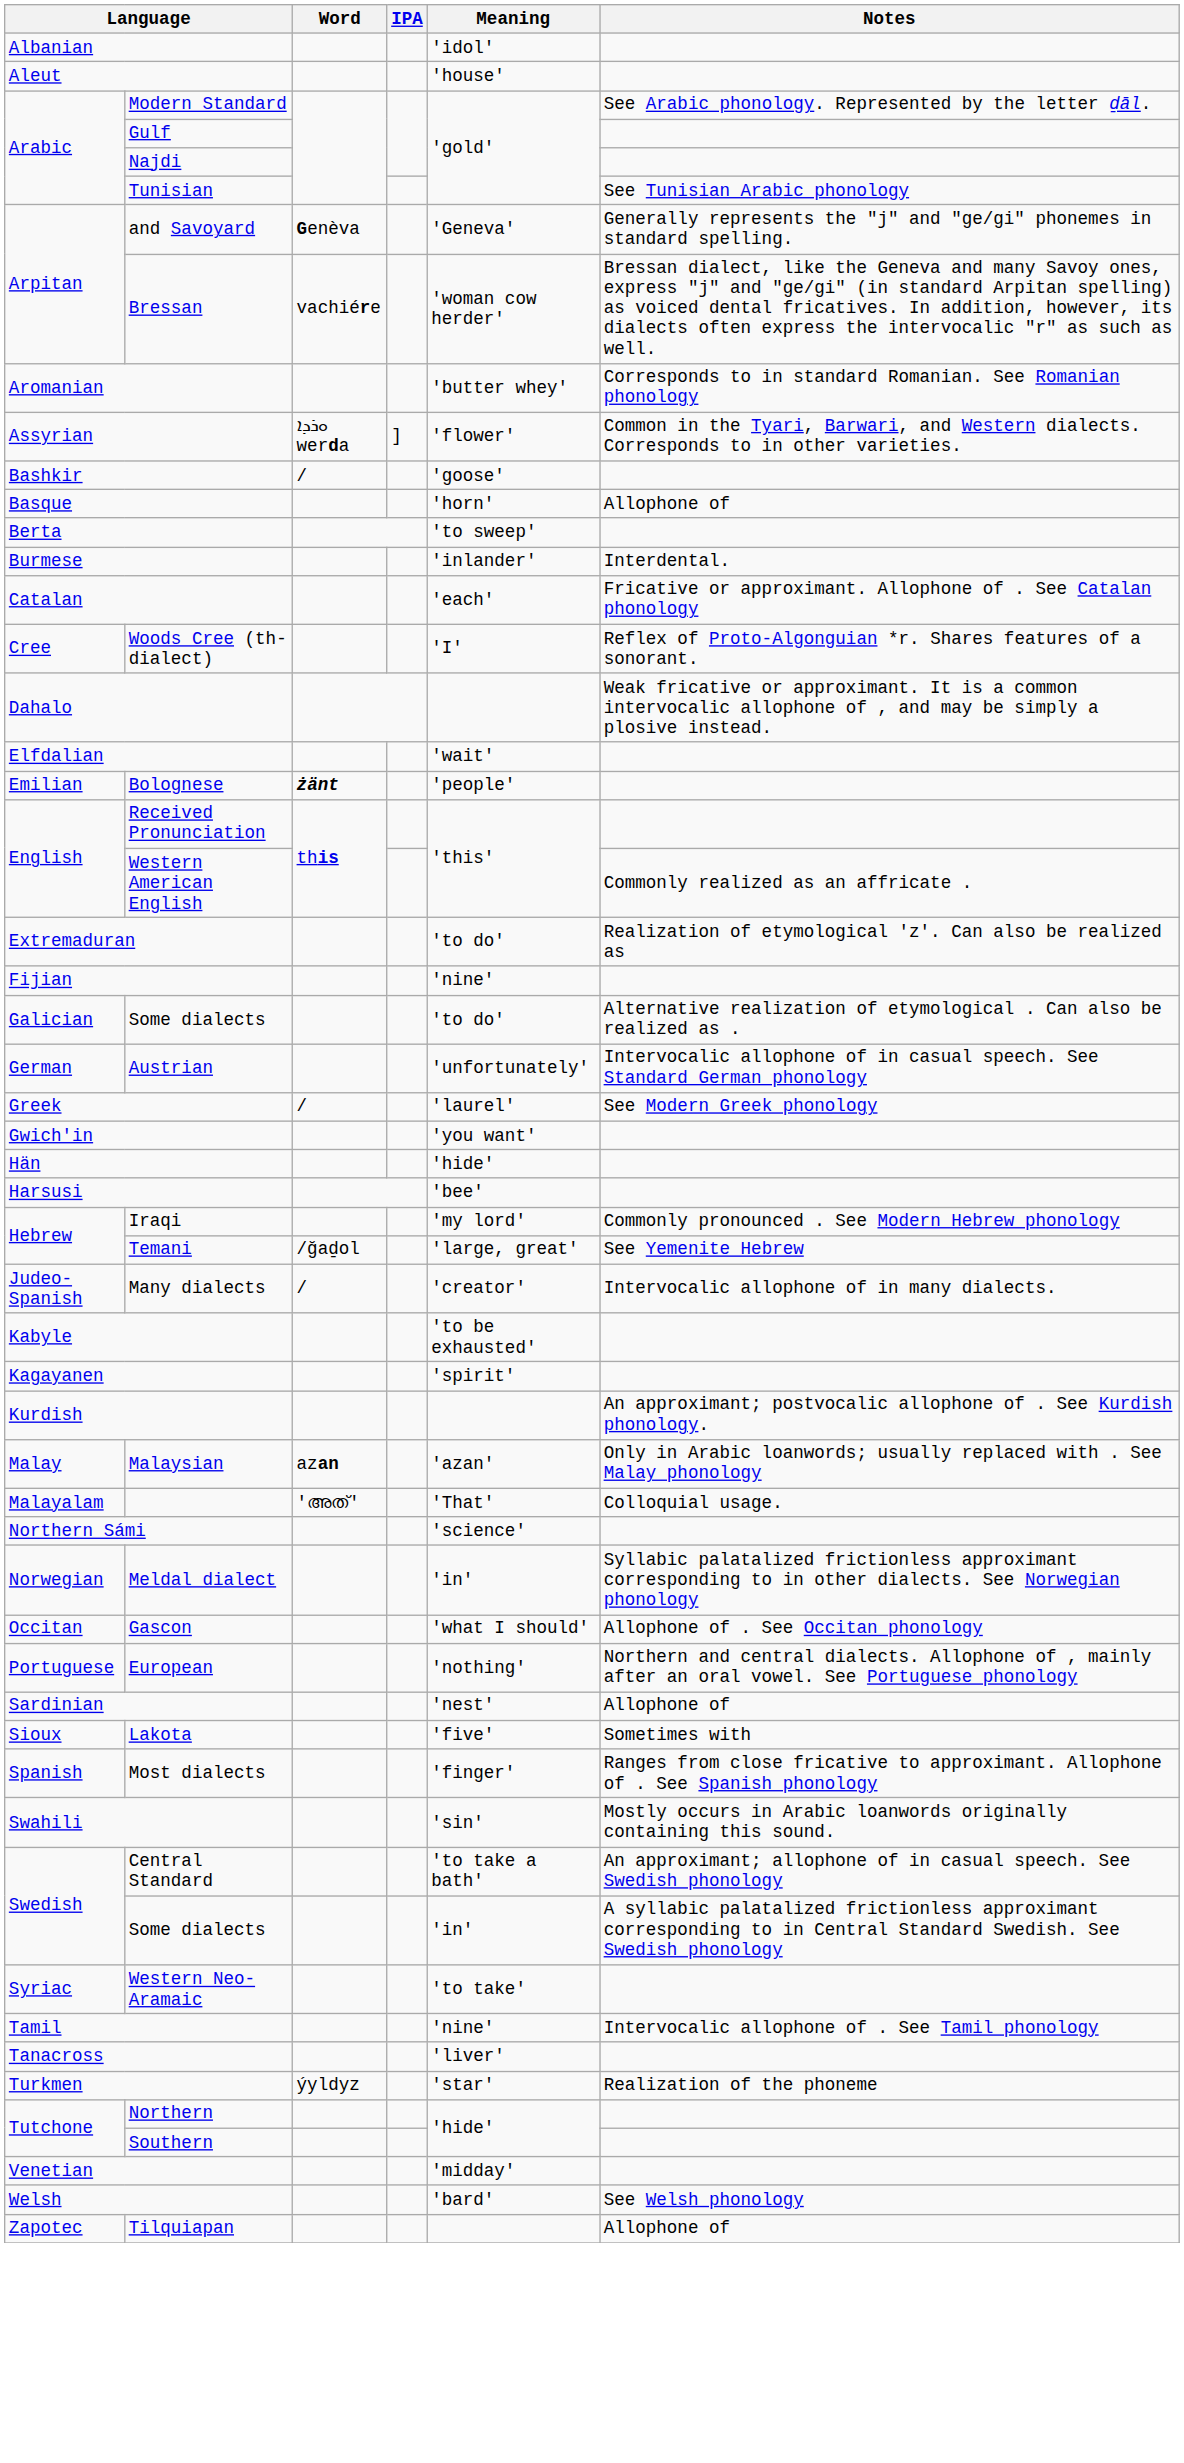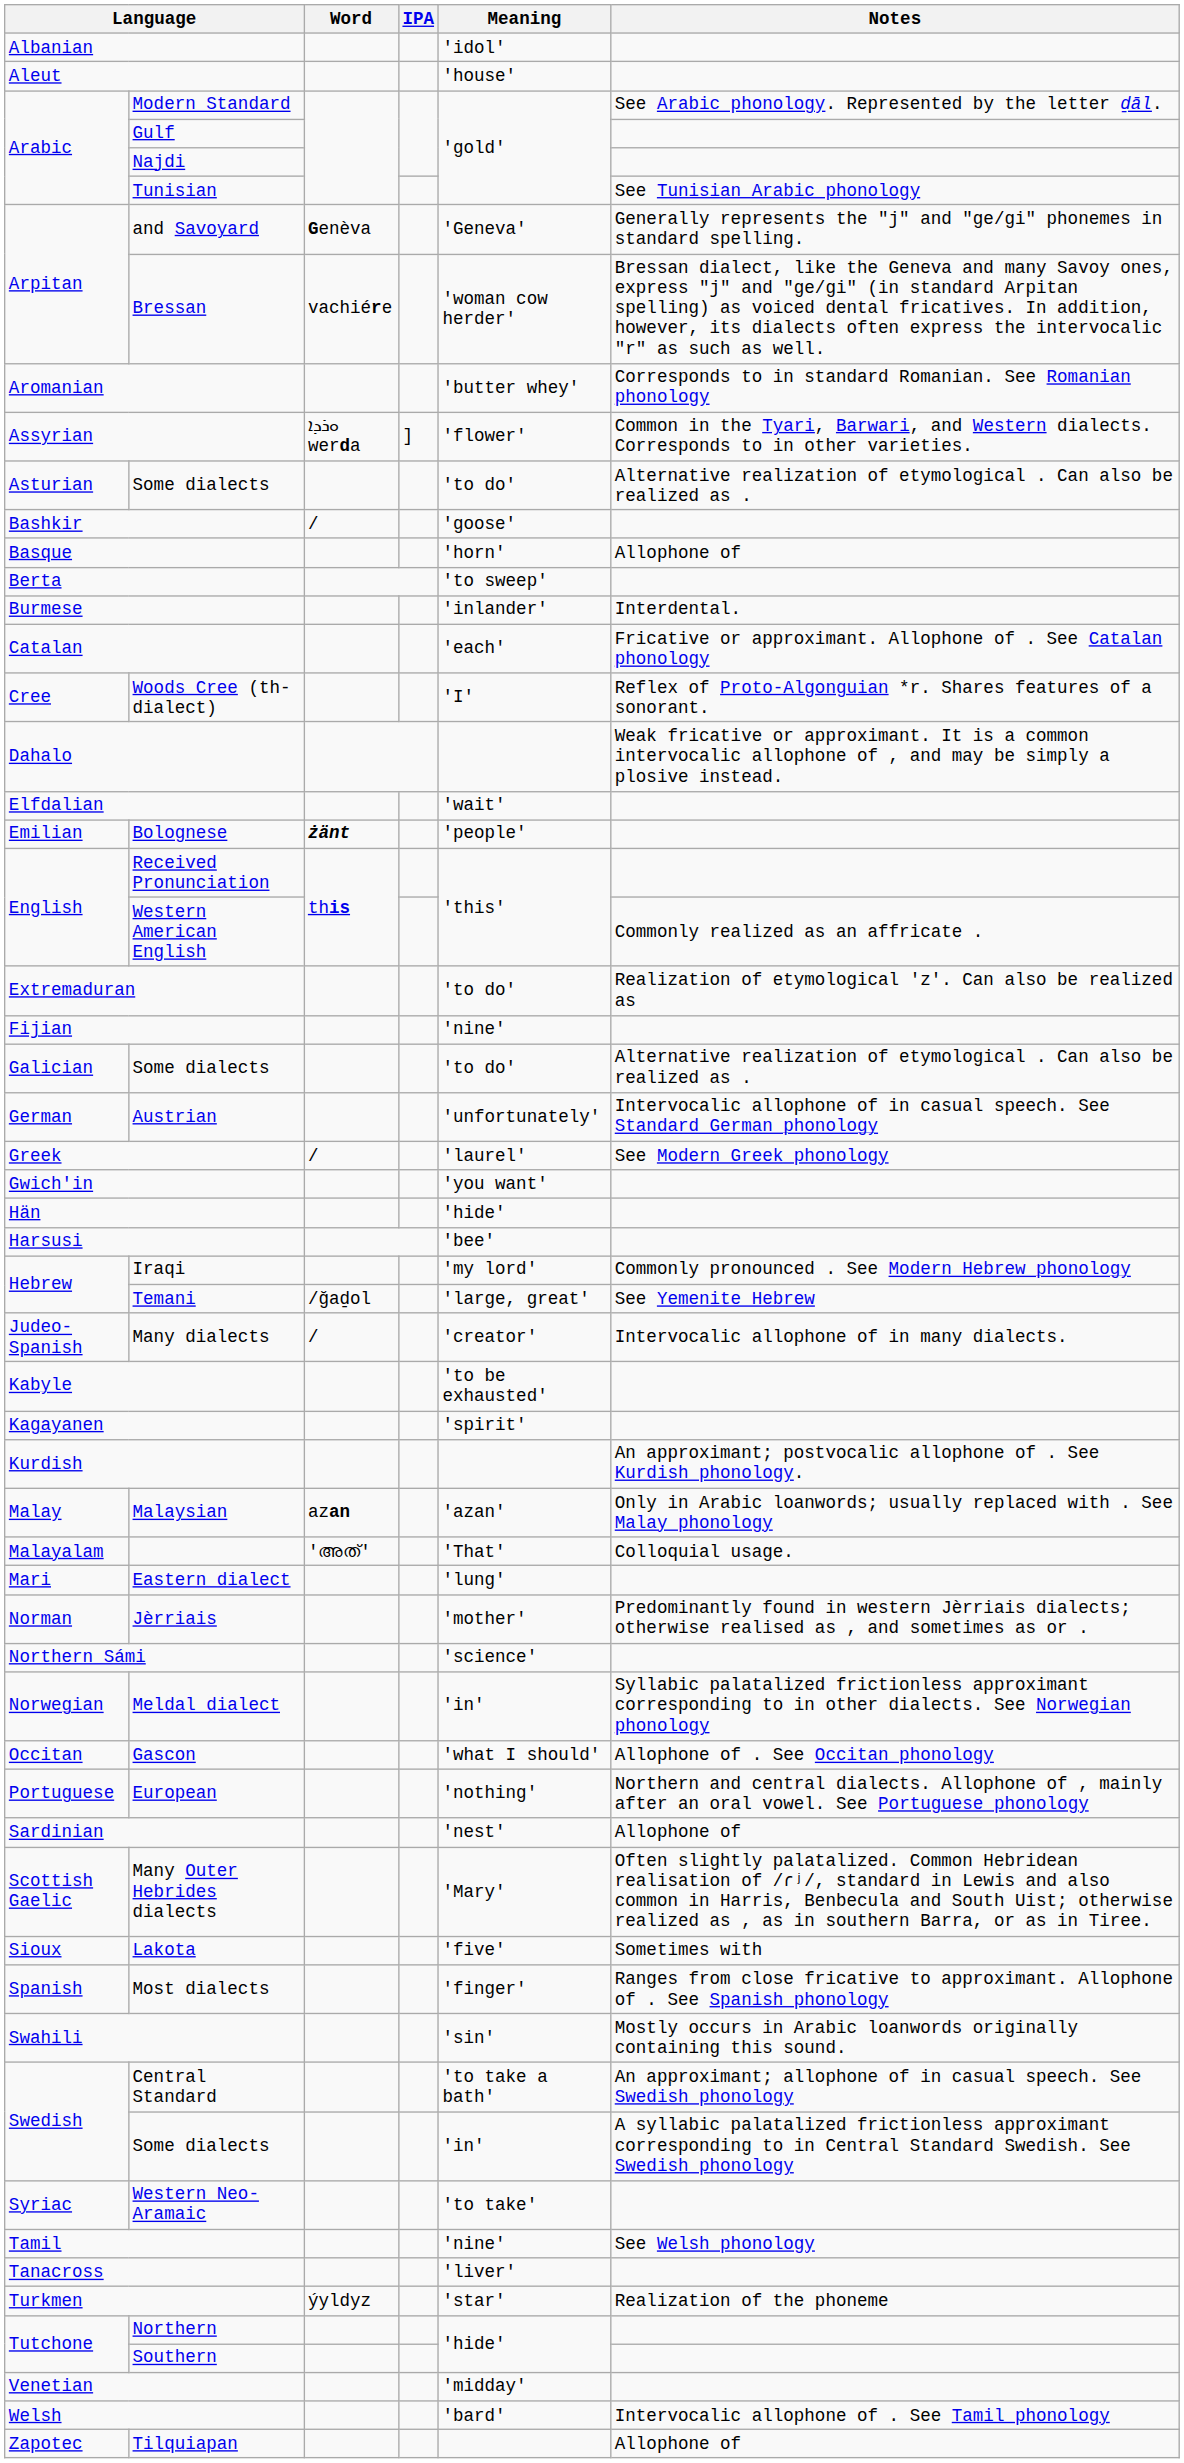+ row: (51, 485)
+ row: (30, 1580)
+ row: (40, 1619)
+ row: (51, 1892)
(851, 2028) Intervocalic allophone of . See Tamil phonology -> (715, 2244) See Welsh phonology
(704, 2200) See Welsh phonology -> (862, 2415) Intervocalic allophone of . See Tamil phonology
